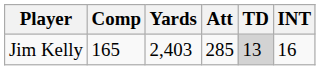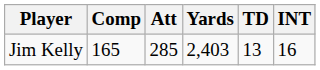columns swapped: (220, 19) <-> (173, 19)
(252, 49) lightgrey background -> (252, 49) no background
